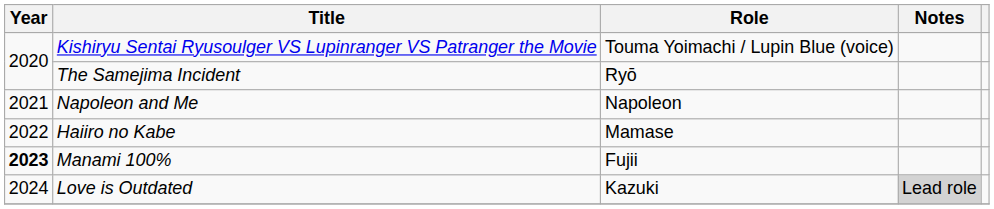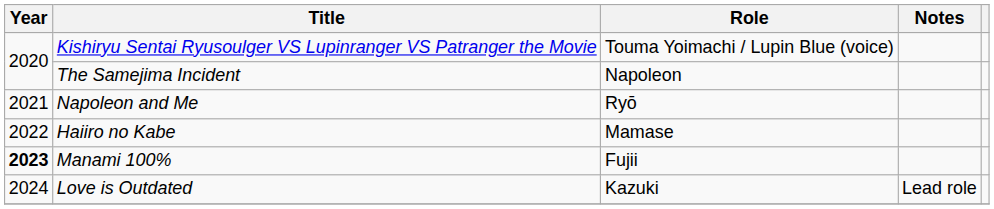(621, 75) Ryō -> (643, 75) Napoleon
(643, 103) Napoleon -> (621, 103) Ryō
(939, 189) lightgrey background -> (939, 189) no background
